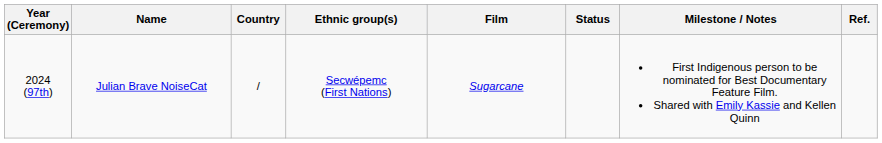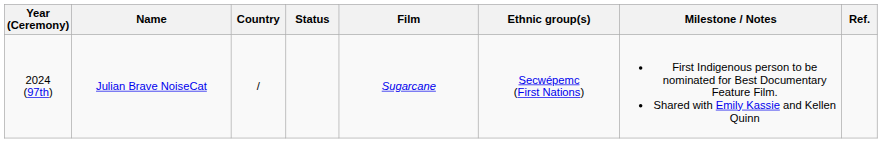columns swapped: (356, 19) <-> (593, 19)
